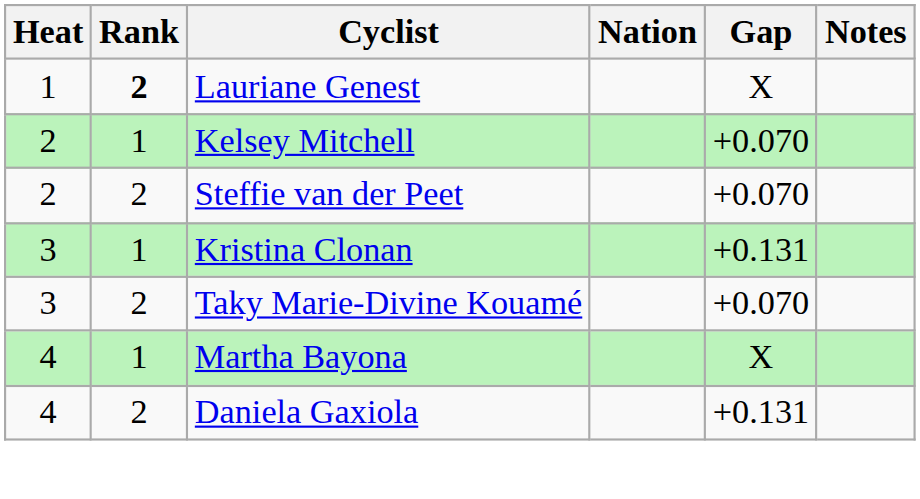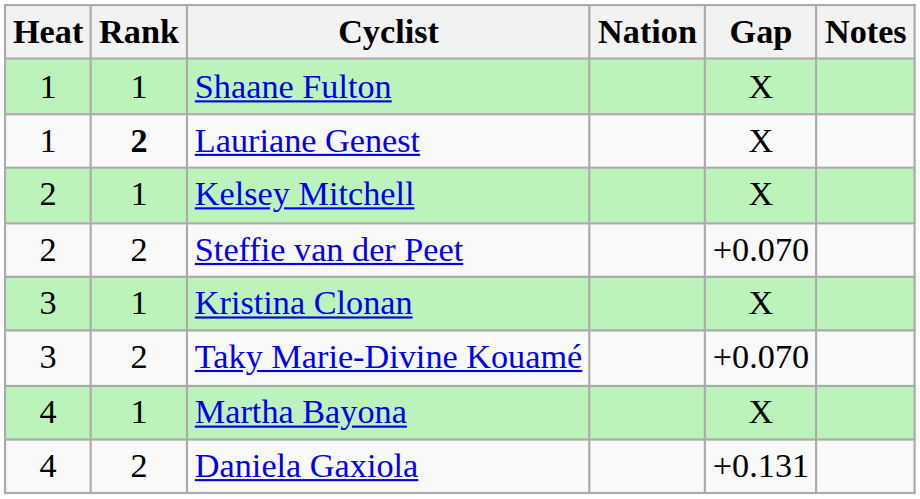+ row: (293, 85)
(761, 140) +0.070 -> (761, 194) X
(761, 248) +0.131 -> (761, 303) X
